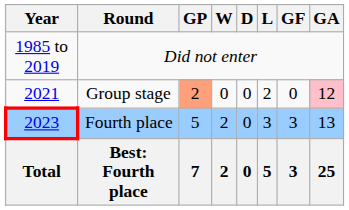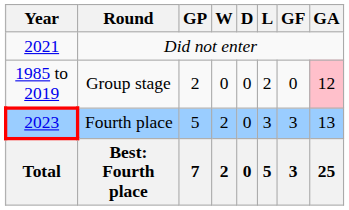(42, 55) 1985 to 2019 -> (42, 45) 2021
(42, 93) 2021 -> (42, 83) 1985 to 2019
(195, 93) lightsalmon background -> (195, 84) no background
